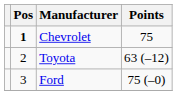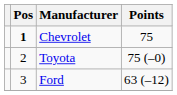(146, 58) 63 (–12) -> (146, 58) 75 (–0)
(146, 80) 75 (–0) -> (146, 80) 63 (–12)
